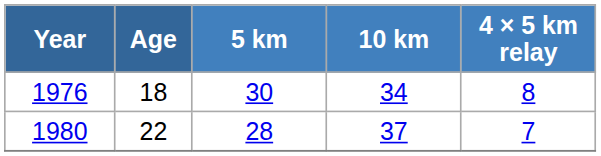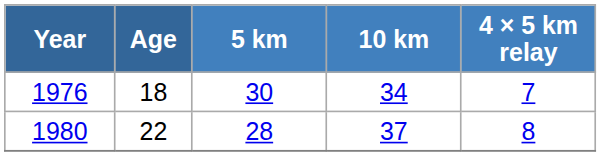(528, 92) 8 -> (528, 92) 7
(528, 132) 7 -> (528, 132) 8
